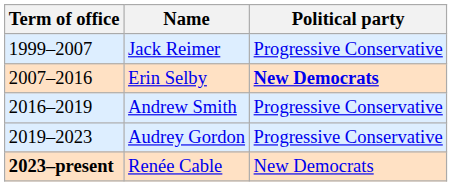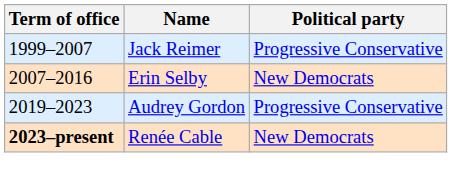(316, 78) bold -> (314, 78) normal
- row: (182, 107)
